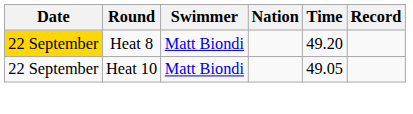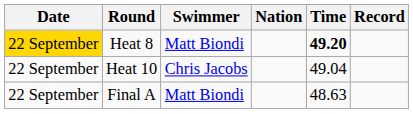(325, 43) normal -> (328, 43) bold
(204, 69) Matt Biondi -> (206, 69) Chris Jacobs
(325, 69) 49.05 -> (328, 69) 49.04
+ row: (132, 95)
